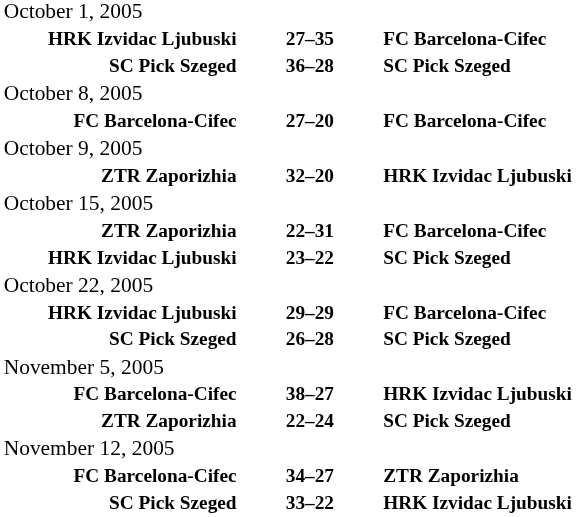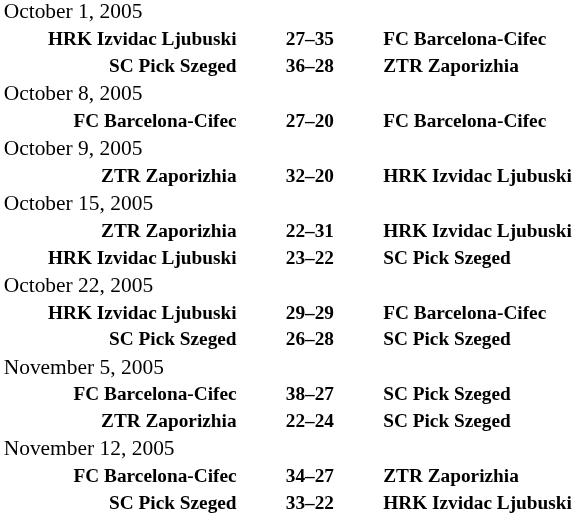(447, 65) SC Pick Szeged -> (451, 65) ZTR Zaporizhia
(465, 230) FC Barcelona-Cifec -> (478, 230) HRK Izvidac Ljubuski
(478, 394) HRK Izvidac Ljubuski -> (447, 394) SC Pick Szeged
